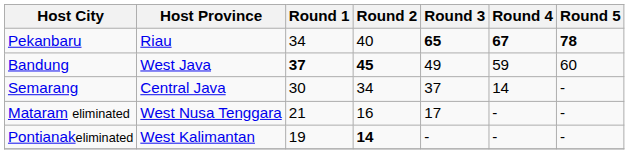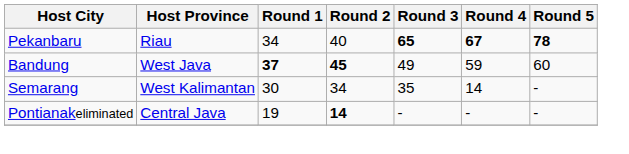(183, 88) Central Java -> (198, 88) West Kalimantan
(433, 88) 37 -> (406, 88) 35
- row: (69, 112)
(198, 137) West Kalimantan -> (183, 112) Central Java
